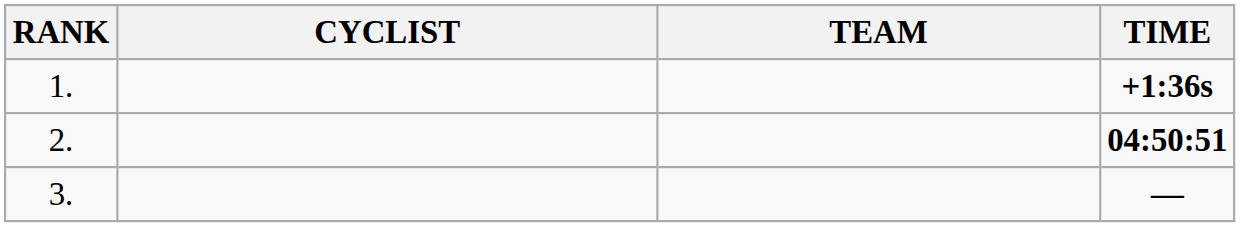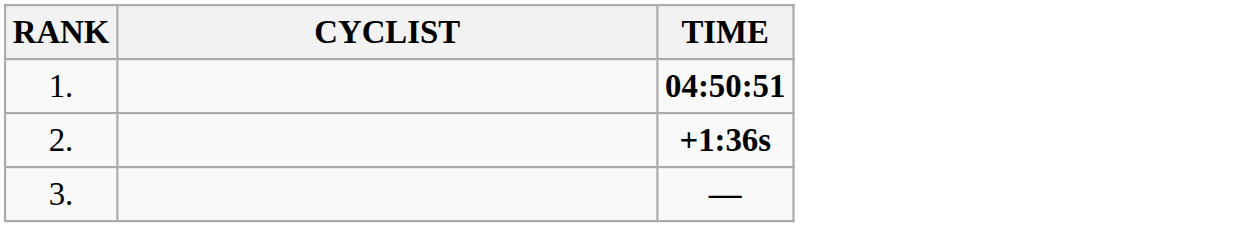- column: (878, 31)
(1167, 85) +1:36s -> (725, 85) 04:50:51
(1167, 140) 04:50:51 -> (725, 140) +1:36s
